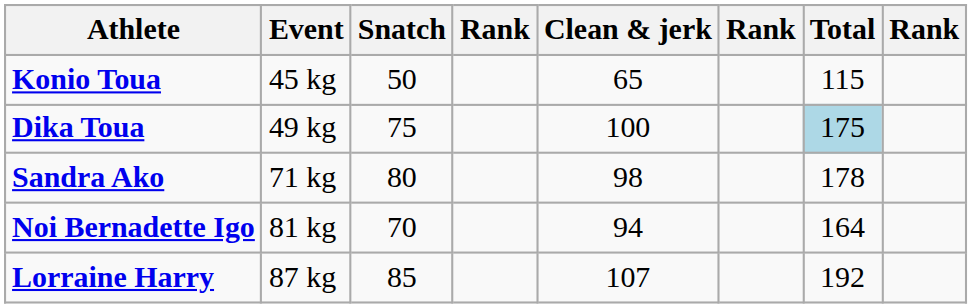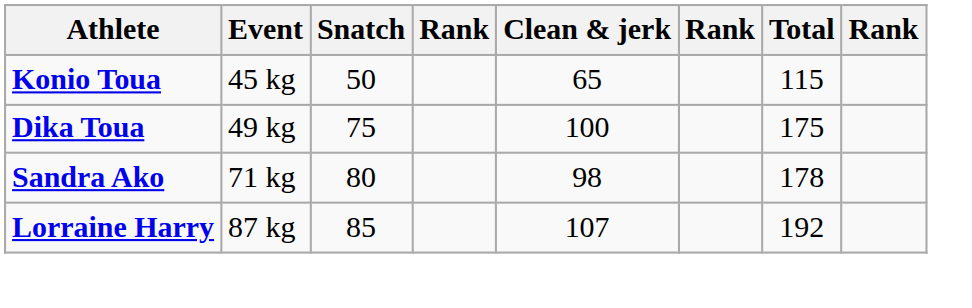(843, 128) lightblue background -> (802, 128) no background
- row: (133, 227)
